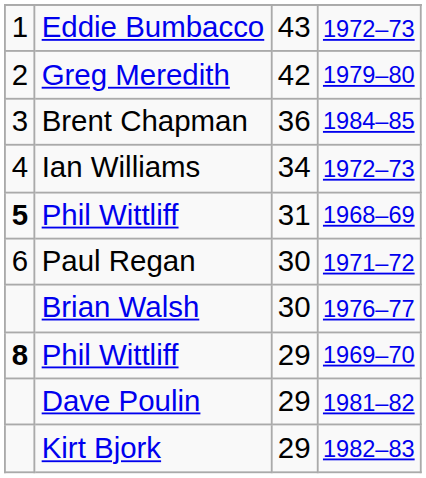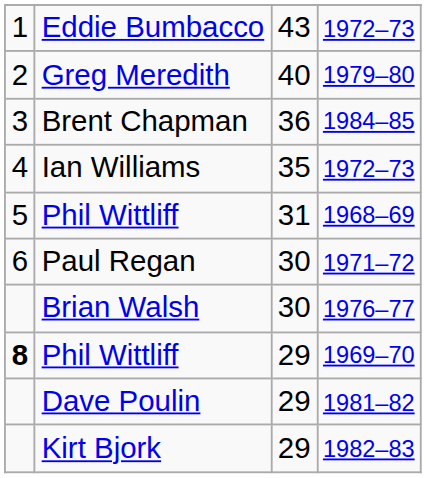(294, 74) 42 -> (294, 74) 40
(294, 167) 34 -> (294, 167) 35
(20, 214) bold -> (20, 214) normal
